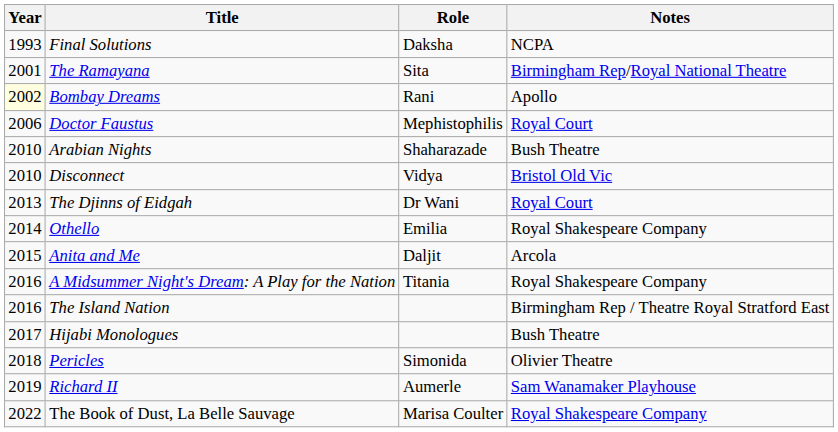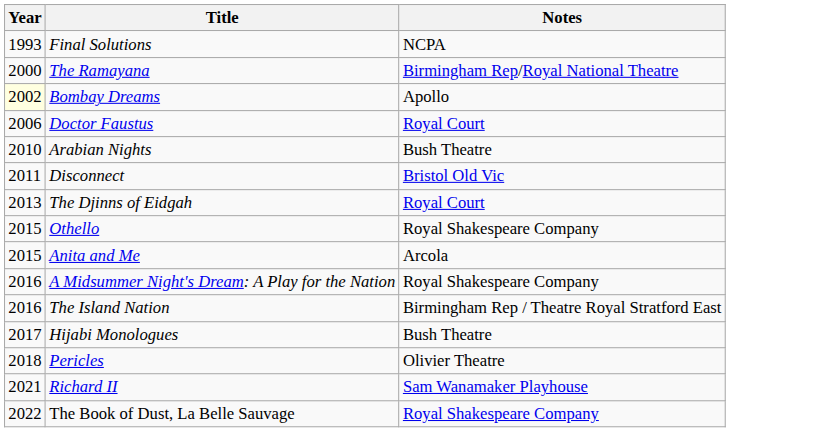- column: (453, 17)
(25, 70) 2001 -> (25, 70) 2000
(25, 176) 2010 -> (25, 176) 2011
(25, 228) 2014 -> (25, 228) 2015
(25, 387) 2019 -> (25, 387) 2021
